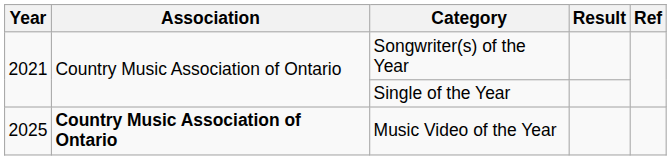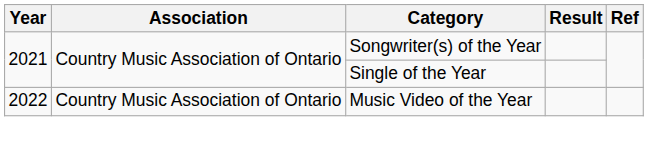(28, 130) 2025 -> (28, 101) 2022
(178, 130) bold -> (198, 101) normal
